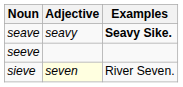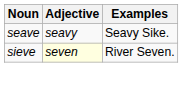(138, 33) bold -> (137, 33) normal
- row: (23, 52)
